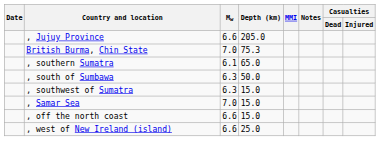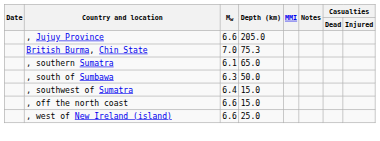(230, 90) 6.3 -> (230, 90) 6.4
- row: (53, 103)
